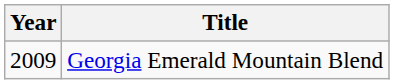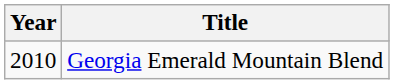(33, 59) 2009 -> (33, 59) 2010
